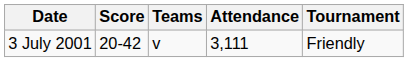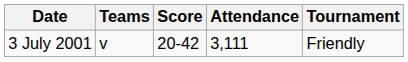columns swapped: (177, 17) <-> (122, 17)
